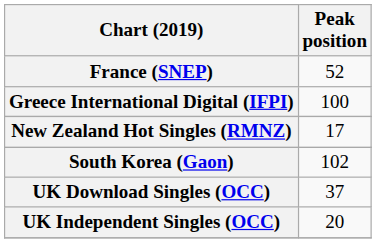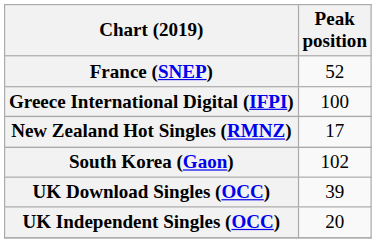(335, 191) 37 -> (335, 191) 39
